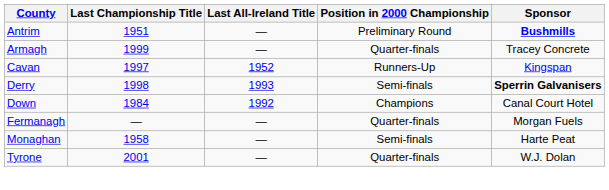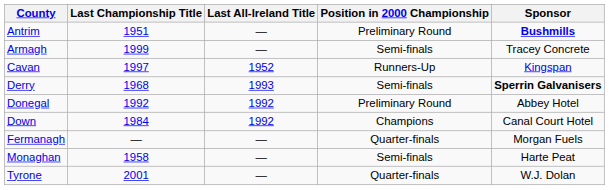(405, 49) Quarter-finals -> (405, 49) Semi-finals
(136, 85) 1998 -> (136, 85) 1968
+ row: (28, 103)
